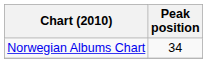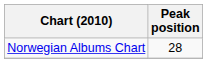(175, 48) 34 -> (175, 48) 28
